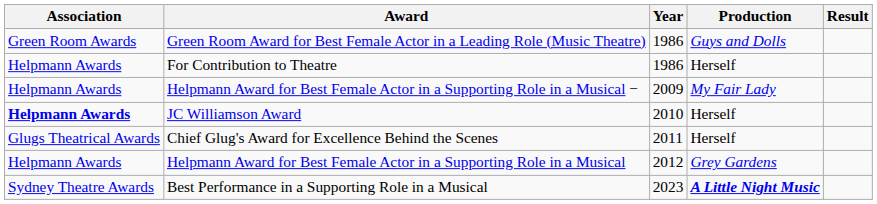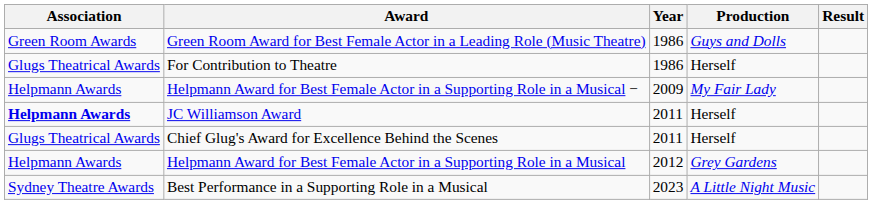(65, 65) Helpmann Awards -> (84, 65) Glugs Theatrical Awards
(668, 114) 2010 -> (668, 114) 2011
(755, 187) bold -> (753, 187) normal
